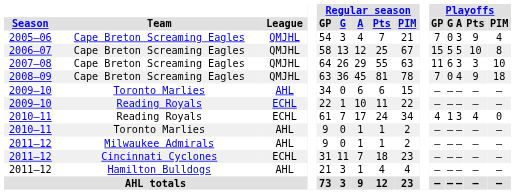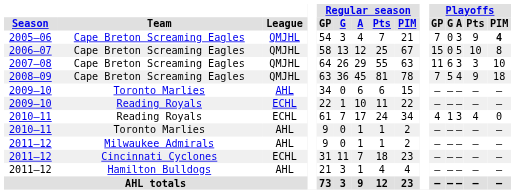(499, 37) normal -> (499, 37) bold
(450, 50) 5 -> (450, 50) 0
(450, 77) 0 -> (450, 77) 5
